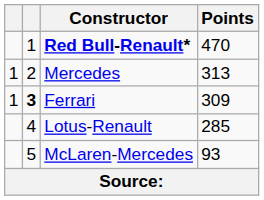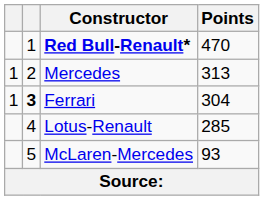(216, 100) 309 -> (216, 100) 304
